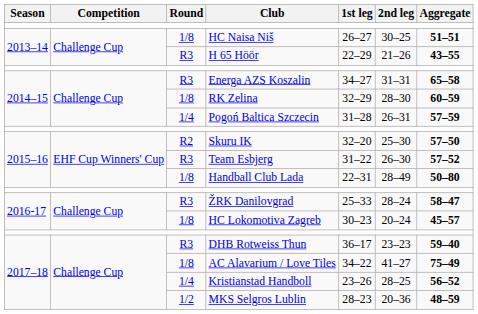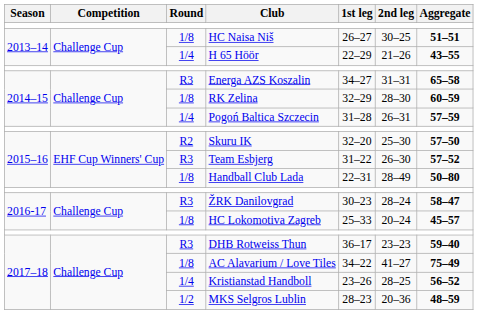(186, 56) R3 -> (186, 56) 1/4
(357, 202) 25–33 -> (357, 202) 30–23
(357, 220) 30–23 -> (357, 220) 25–33
